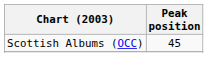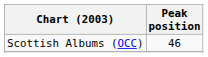(175, 43) 45 -> (175, 43) 46
